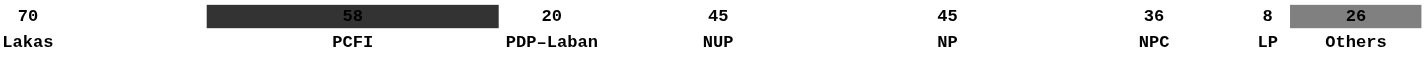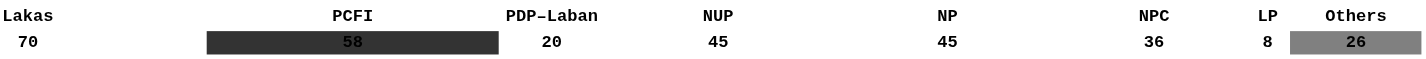rows swapped: (28, 17) <-> (28, 43)
